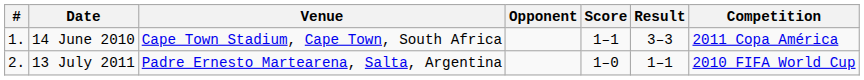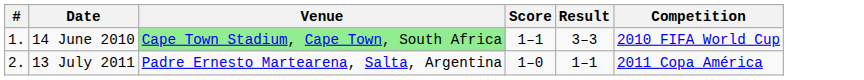- column: (543, 16)
(322, 40) no background -> (322, 40) lightgreen background
(765, 40) 2011 Copa América -> (699, 40) 2010 FIFA World Cup
(774, 63) 2010 FIFA World Cup -> (690, 63) 2011 Copa América
